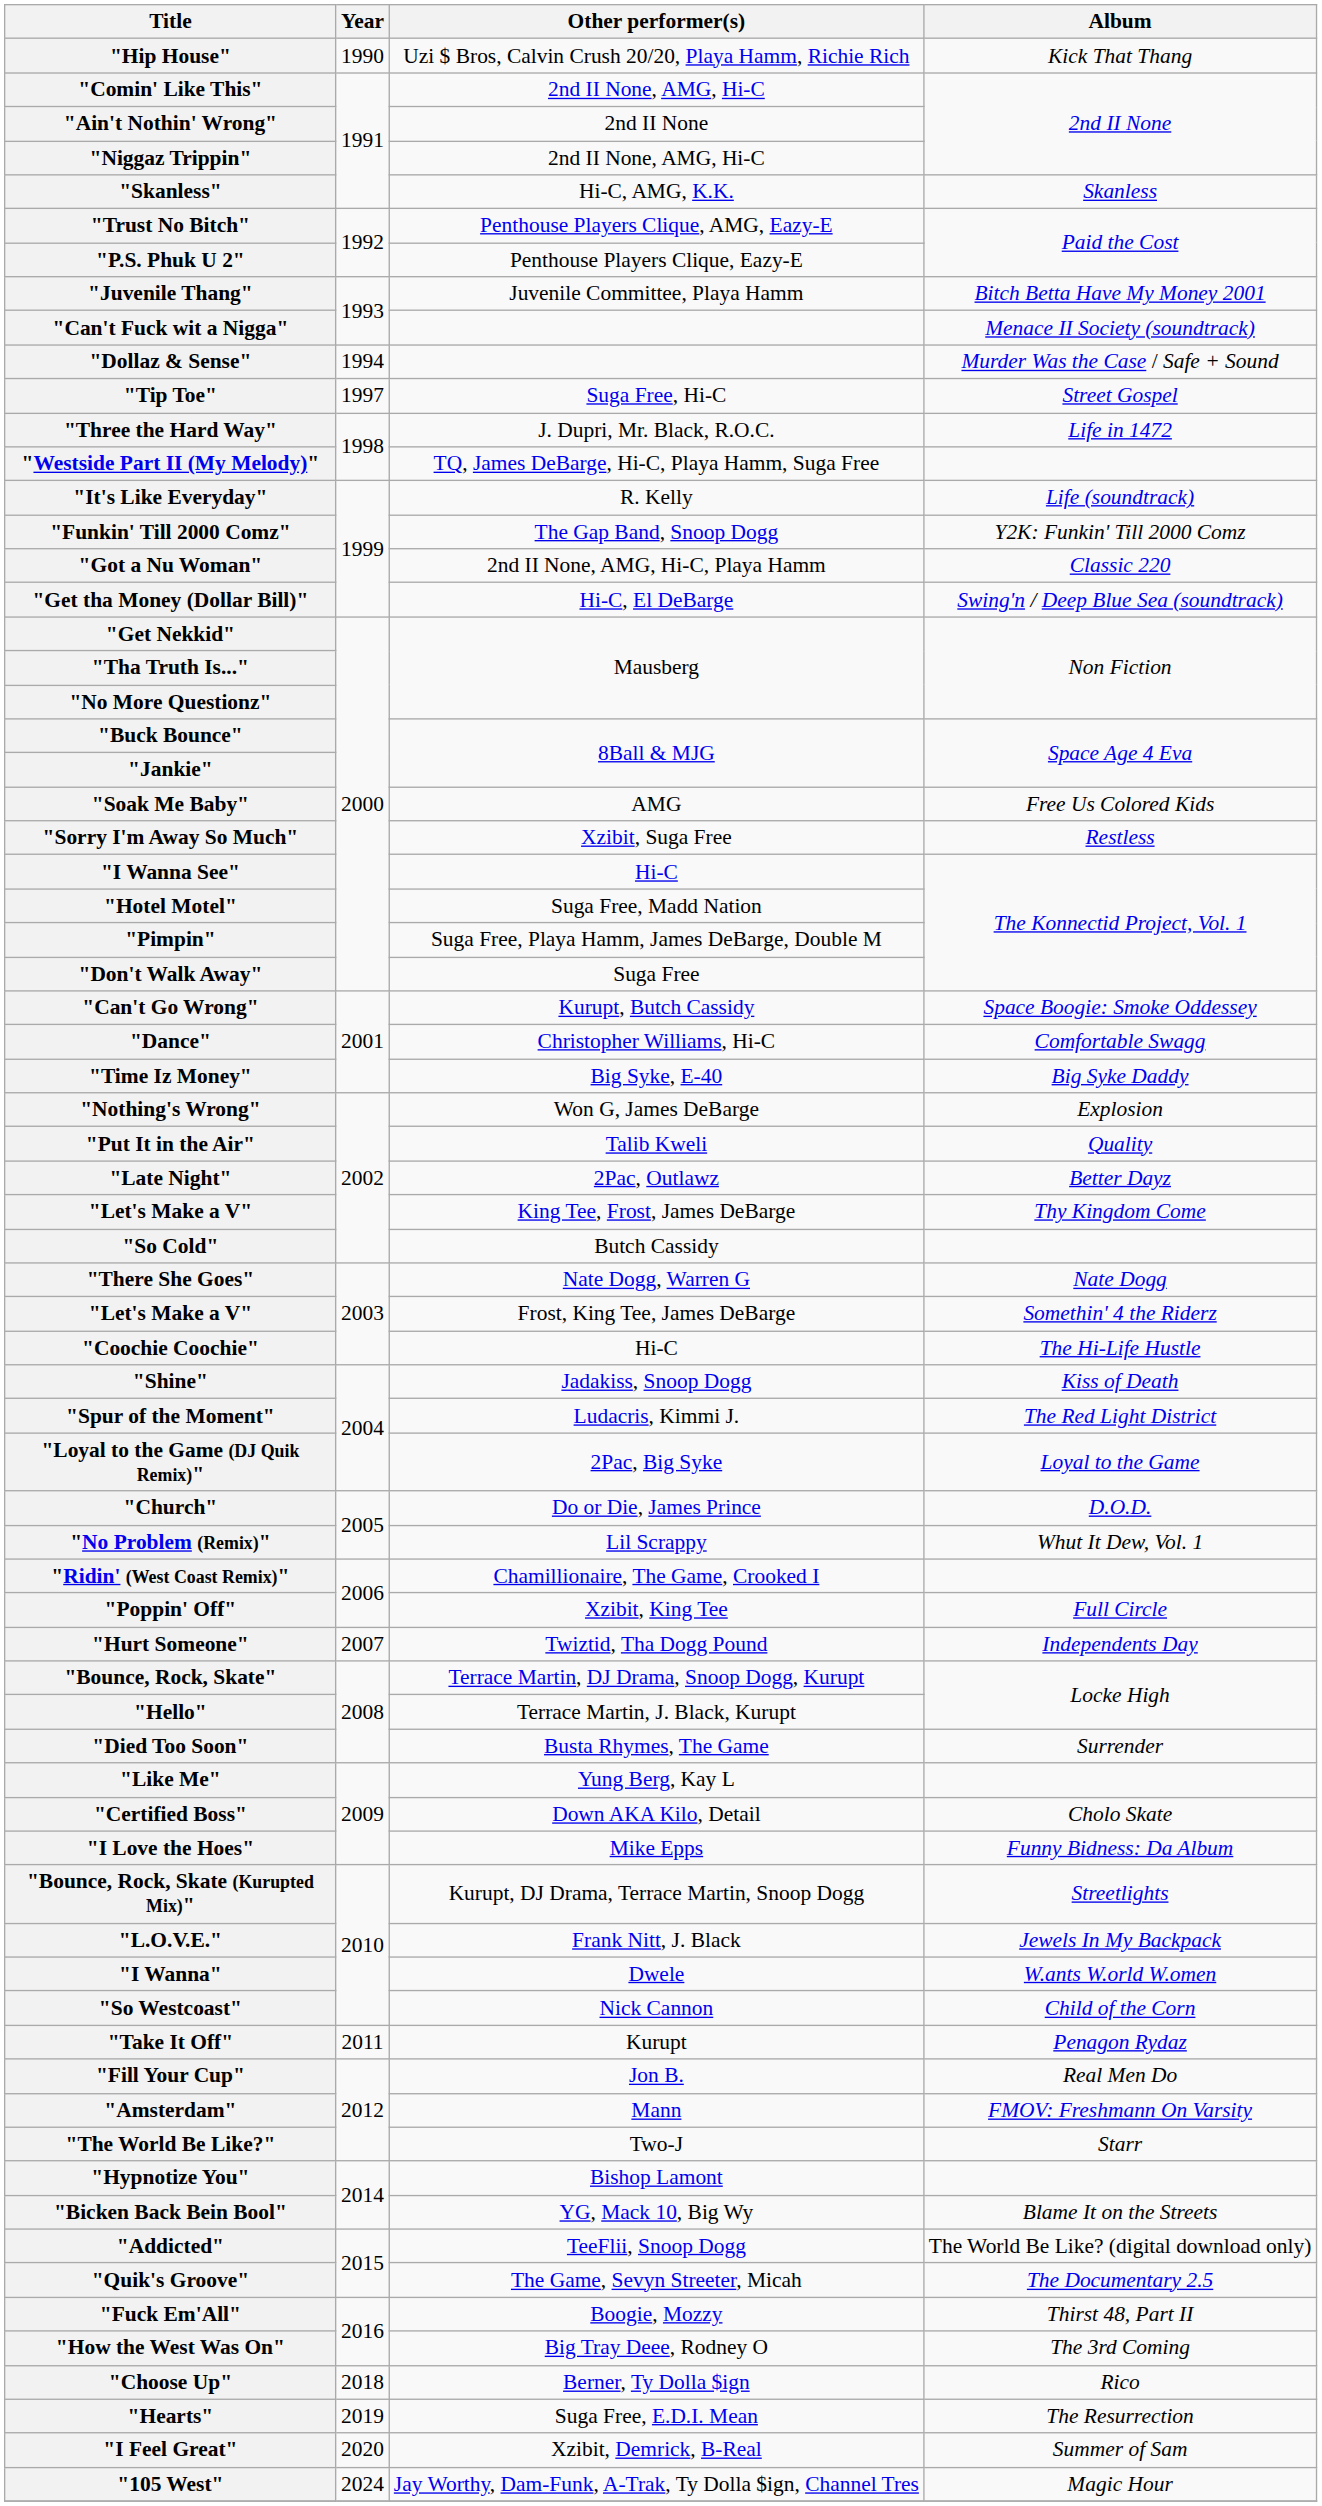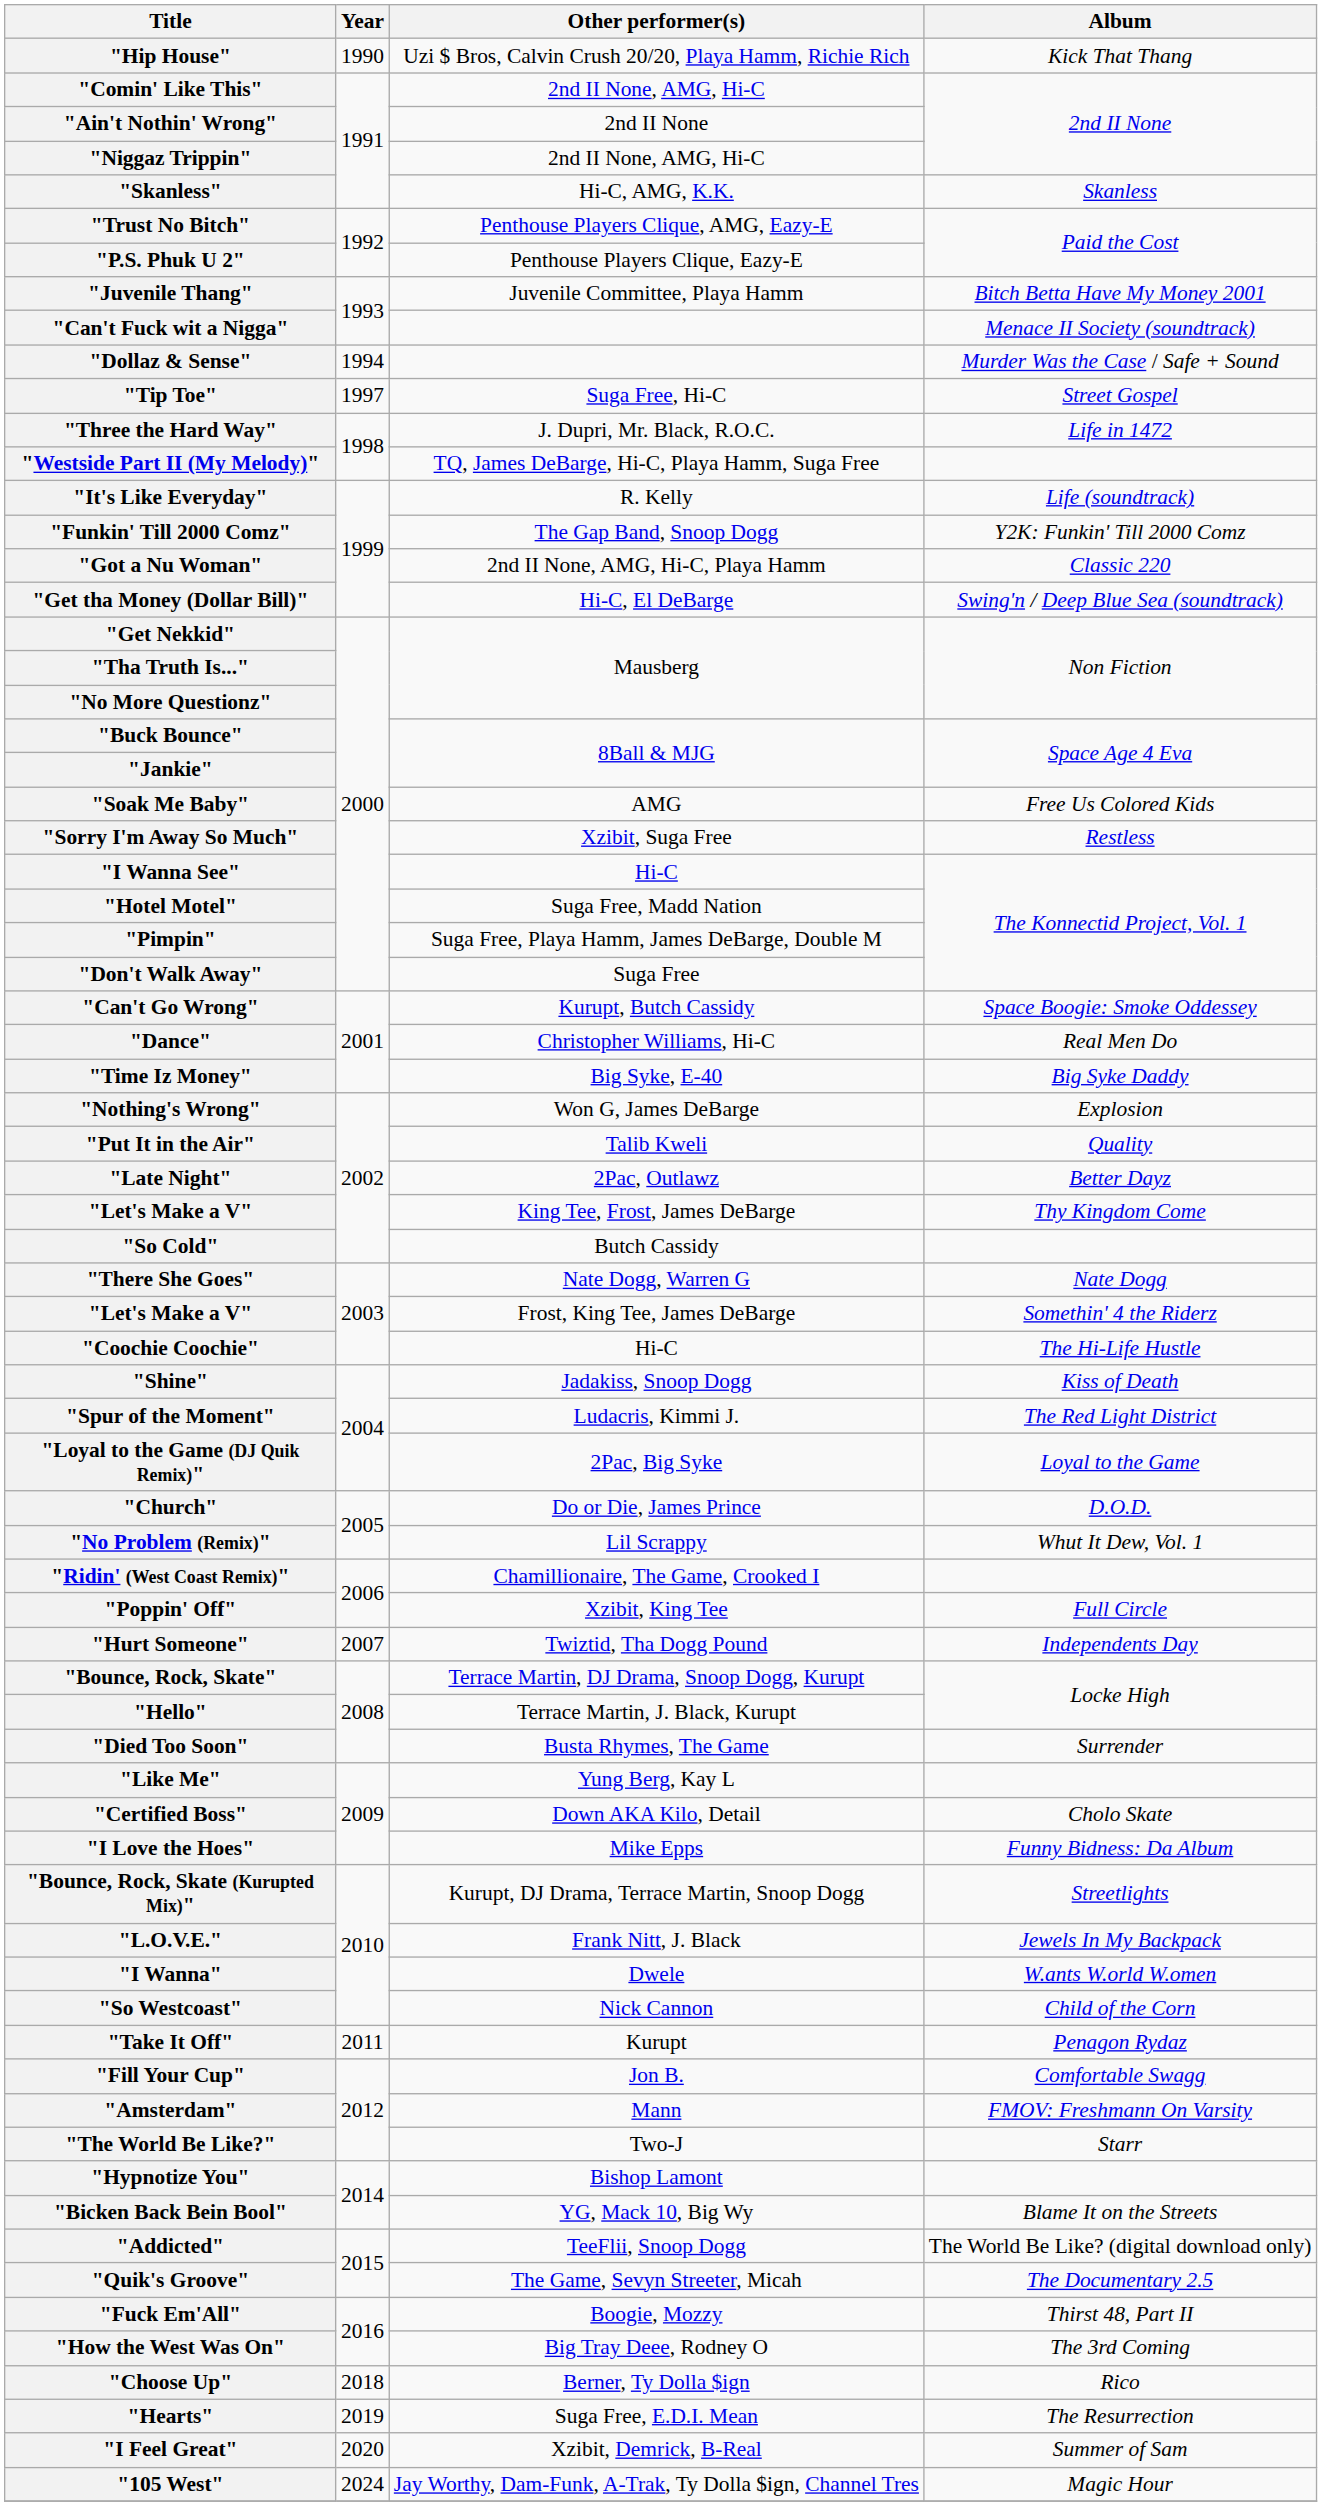(1120, 1041) Comfortable Swagg -> (1120, 1041) Real Men Do
(1120, 2075) Real Men Do -> (1120, 2075) Comfortable Swagg
